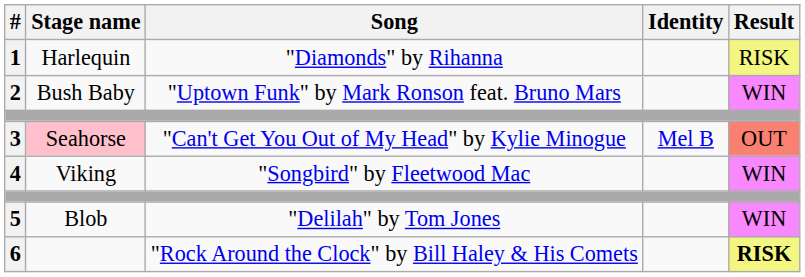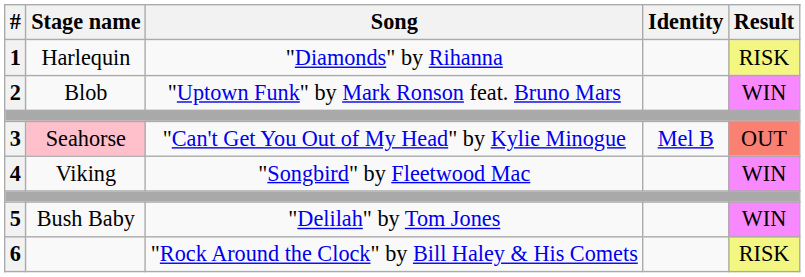(86, 92) Bush Baby -> (86, 92) Blob
(86, 218) Blob -> (86, 218) Bush Baby
(764, 254) bold -> (764, 254) normal
